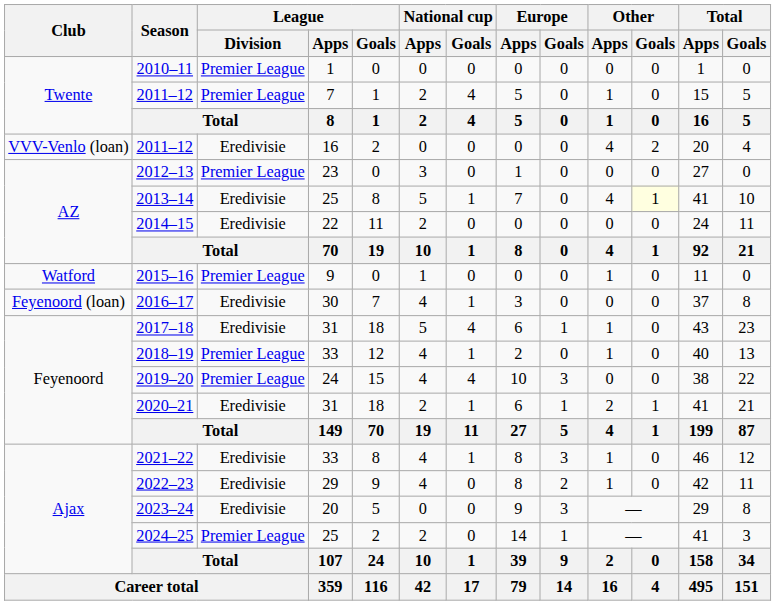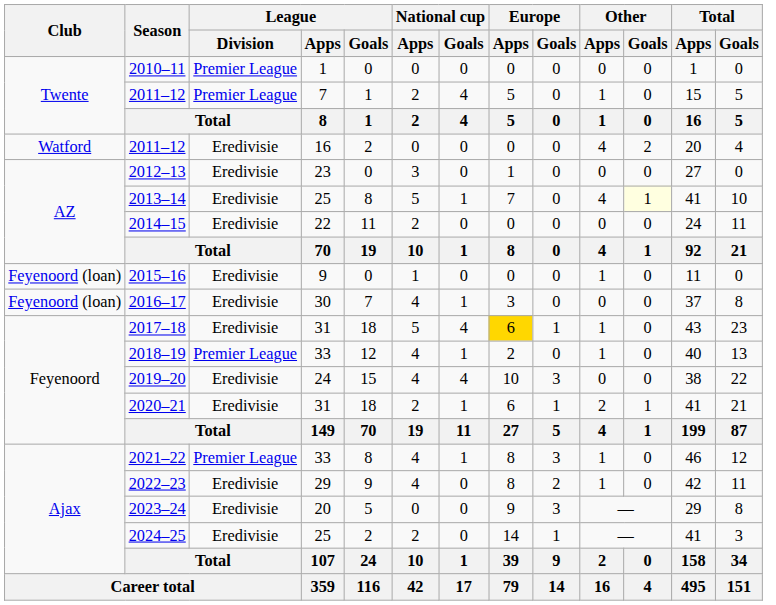(68, 146) VVV-Venlo (loan) -> (65, 146) Watford
(253, 172) Premier League -> (245, 172) Eredivisie
(68, 276) Watford -> (65, 276) Feyenoord (loan)
(253, 276) Premier League -> (245, 276) Eredivisie
(518, 328) no background -> (511, 328) gold background
(253, 379) Premier League -> (245, 379) Eredivisie
(253, 457) Eredivisie -> (245, 457) Premier League
(253, 535) Premier League -> (245, 535) Eredivisie
